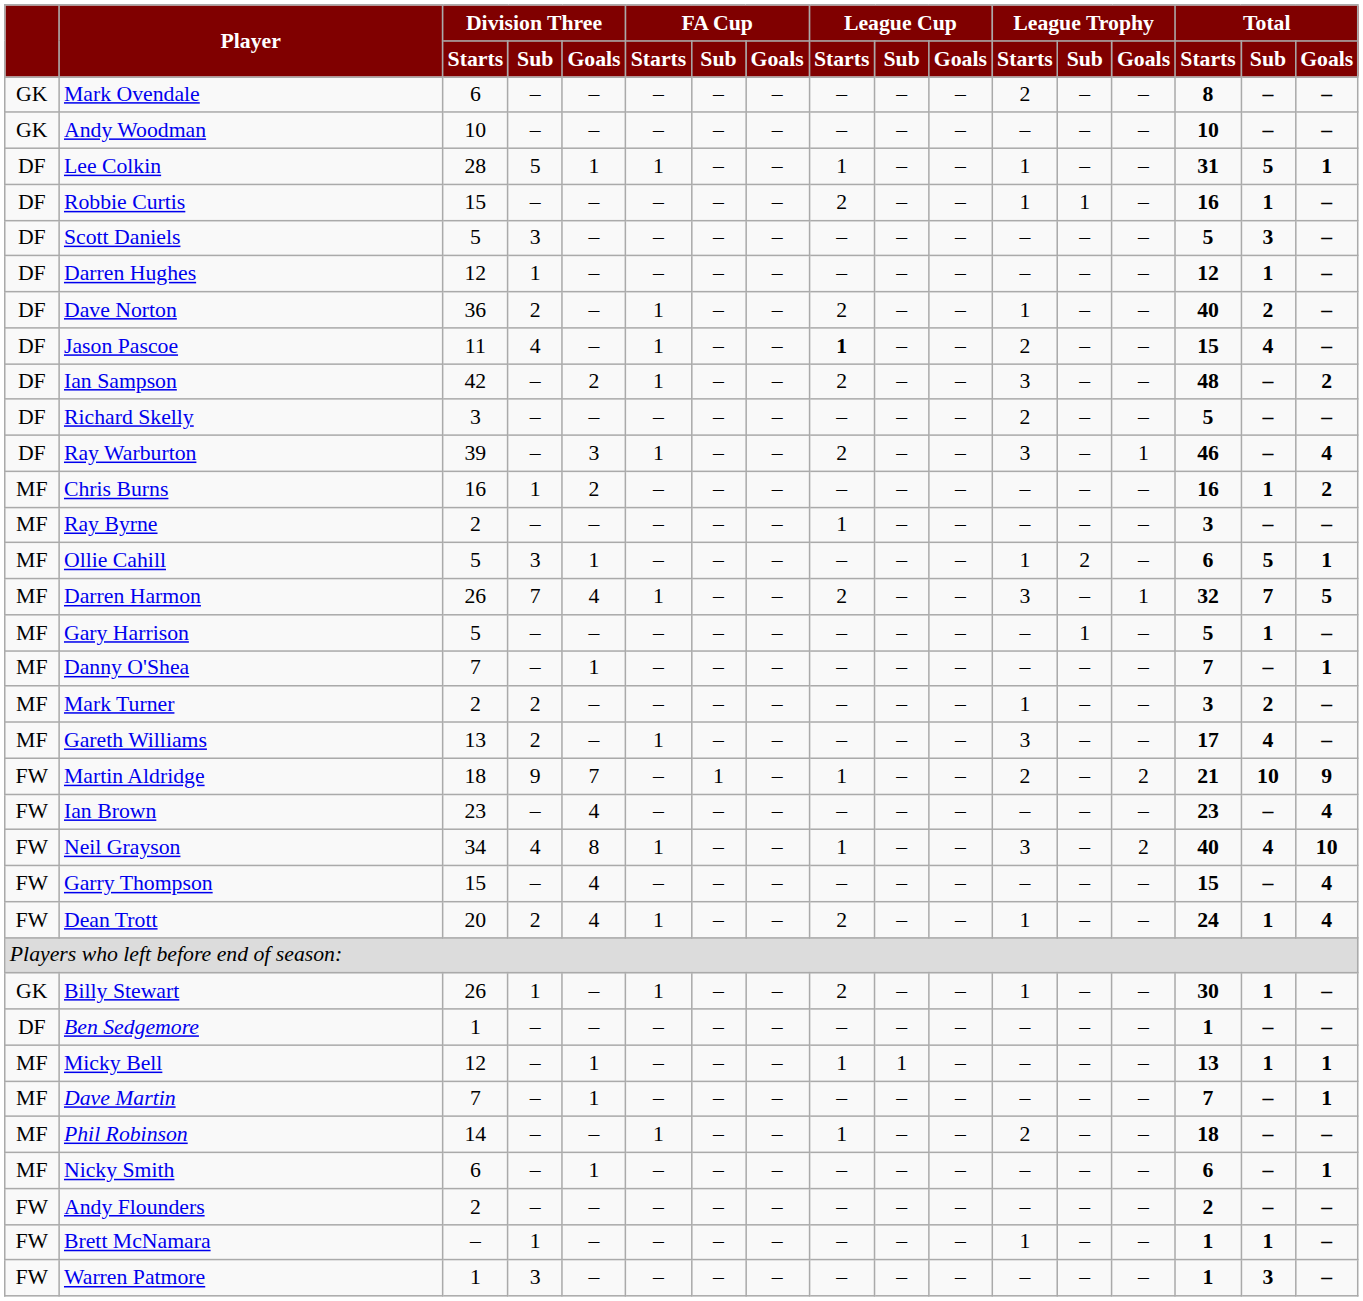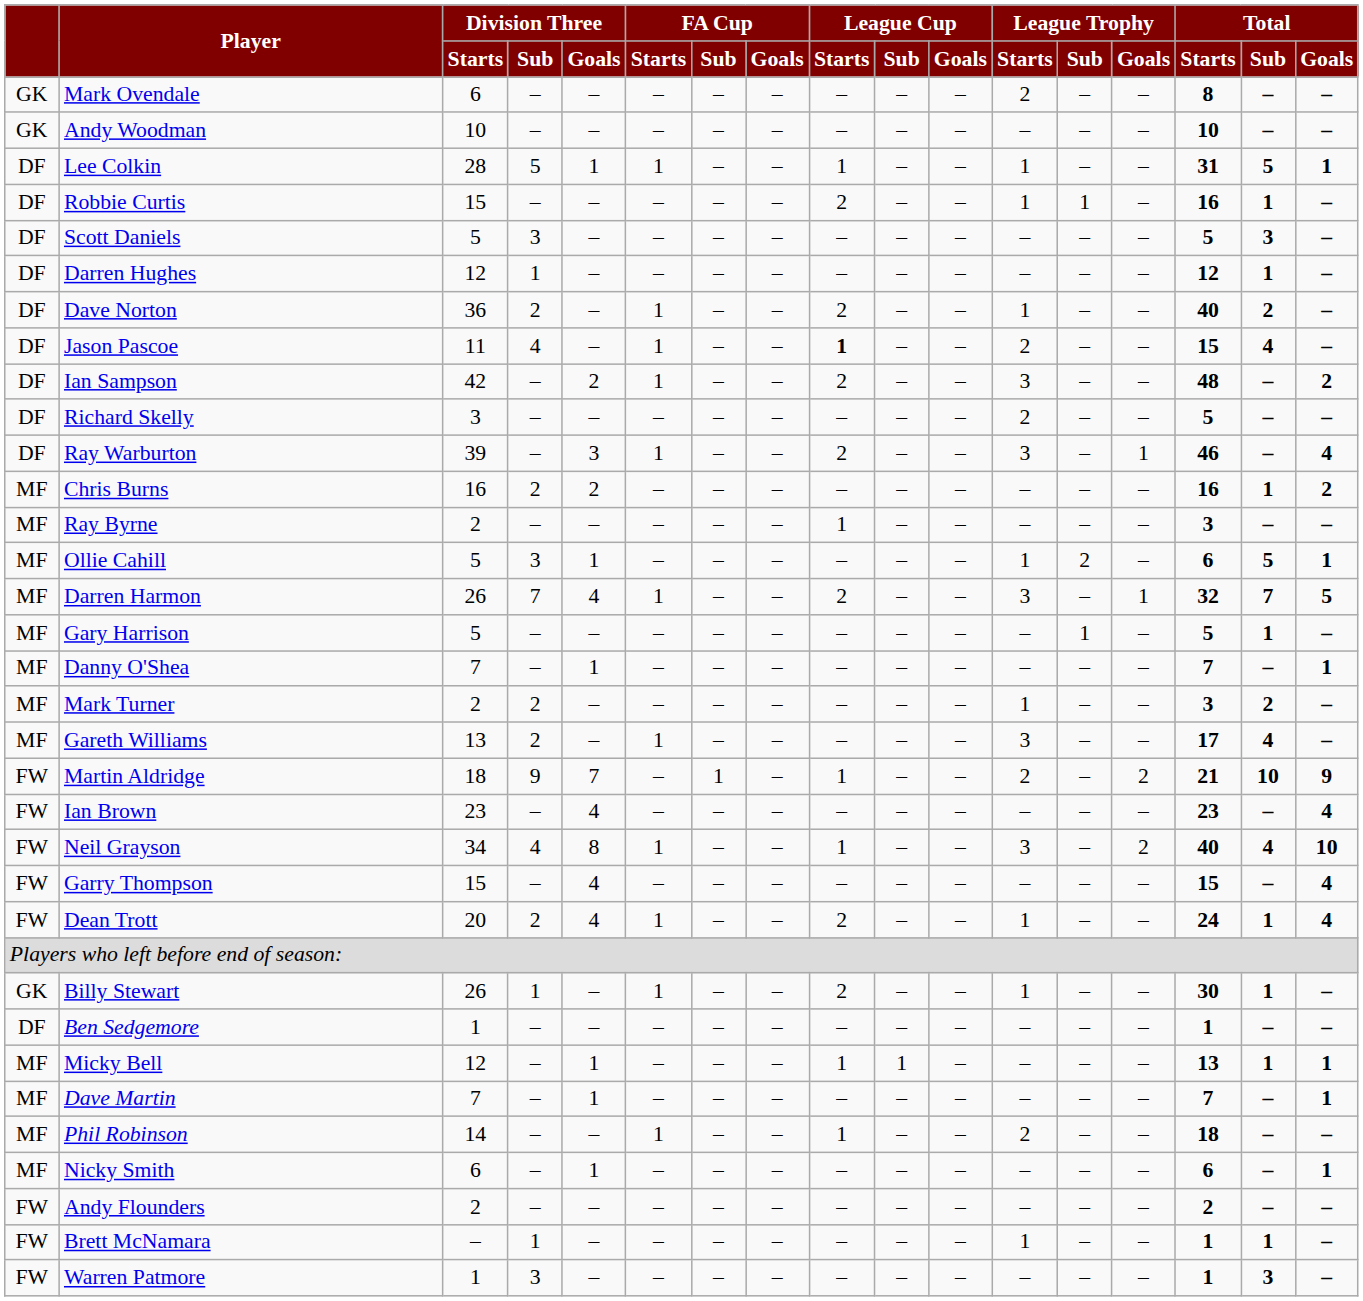(535, 489) 1 -> (535, 489) 2
